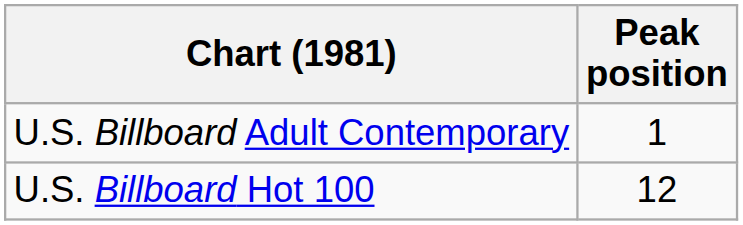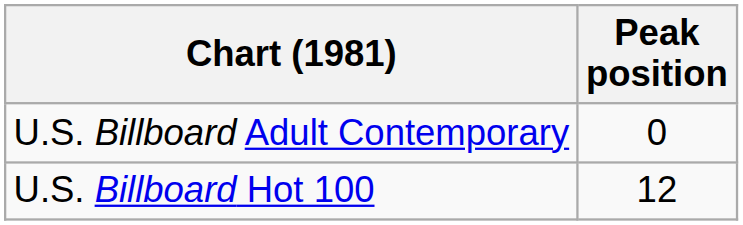(657, 132) 1 -> (657, 132) 0
